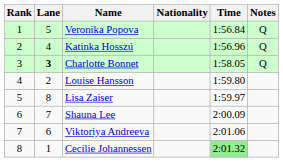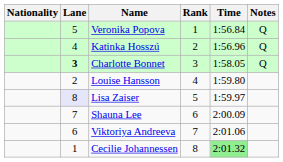columns swapped: (19, 13) <-> (182, 13)
(48, 98) no background -> (75, 98) lavender background
